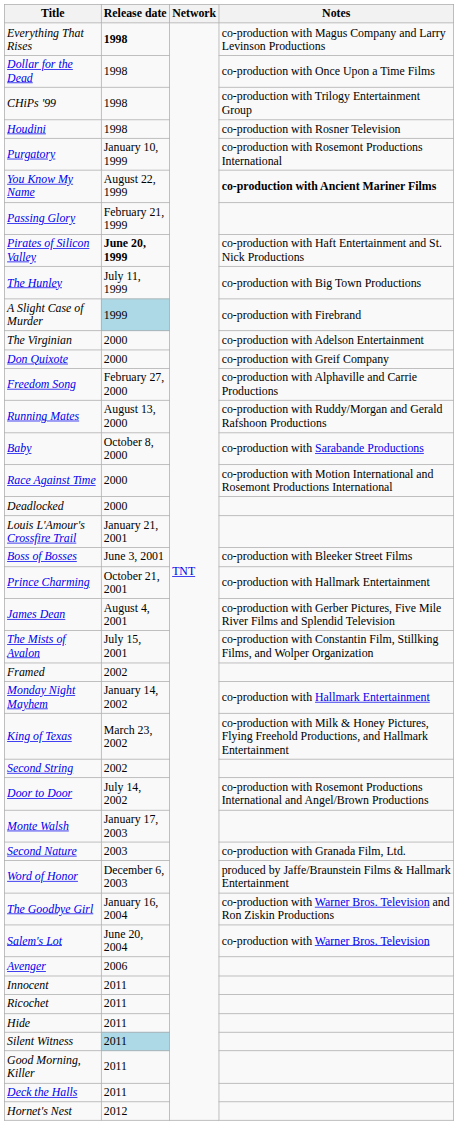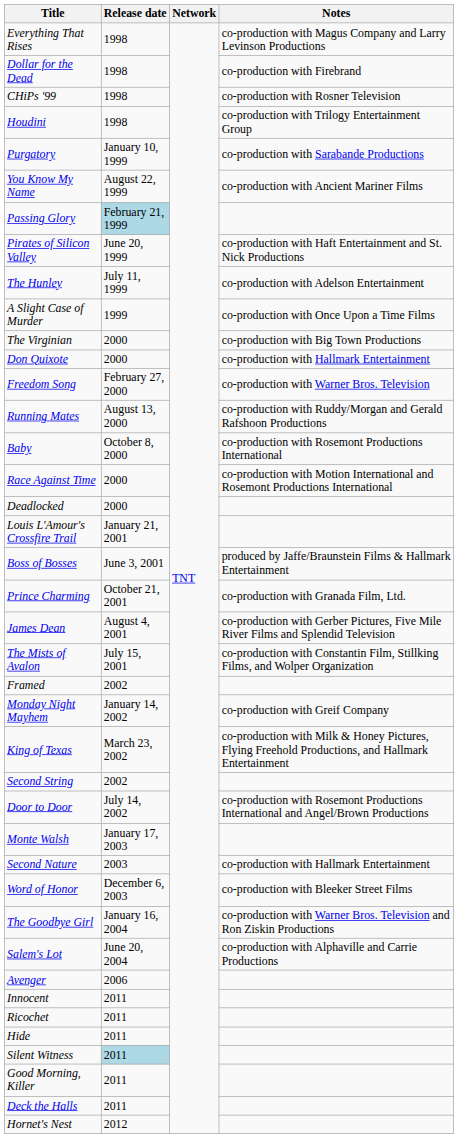(116, 39) bold -> (116, 39) normal
(328, 71) co-production with Once Upon a Time Films -> (291, 71) co-production with Firebrand
(321, 103) co-production with Trilogy Entertainment Group -> (311, 96) co-production with Rosner Television
(311, 128) co-production with Rosner Television -> (321, 122) co-production with Trilogy Entertainment Group
(322, 154) co-production with Rosemont Productions International -> (323, 154) co-production with Sarabande Productions
(329, 186) bold -> (322, 186) normal
(134, 218) no background -> (134, 218) lightblue background
(125, 250) bold -> (123, 250) normal
(321, 282) co-production with Big Town Productions -> (323, 282) co-production with Adelson Entertainment
(116, 314) lightblue background -> (116, 314) no background
(291, 314) co-production with Firebrand -> (328, 314) co-production with Once Upon a Time Films
(323, 340) co-production with Adelson Entertainment -> (321, 340) co-production with Big Town Productions
(305, 359) co-production with Greif Company -> (326, 359) co-production with Hallmark Entertainment
(319, 384) co-production with Alphaville and Carrie Productions -> (326, 384) co-production with Warner Bros. Television
(323, 448) co-production with Sarabande Productions -> (322, 448) co-production with Rosemont Productions International
(317, 557) co-production with Bleeker Street Films -> (336, 563) produced by Jaffe/Braunstein Films & Hallmark Entertainment
(326, 582) co-production with Hallmark Entertainment -> (314, 595) co-production with Granada Film, Ltd.
(326, 697) co-production with Hallmark Entertainment -> (305, 710) co-production with Greif Company
(314, 851) co-production with Granada Film, Ltd. -> (326, 864) co-production with Hallmark Entertainment
(336, 876) produced by Jaffe/Braunstein Films & Hallmark Entertainment -> (317, 890) co-production with Bleeker Street Films
(326, 941) co-production with Warner Bros. Television -> (319, 954) co-production with Alphaville and Carrie Productions
